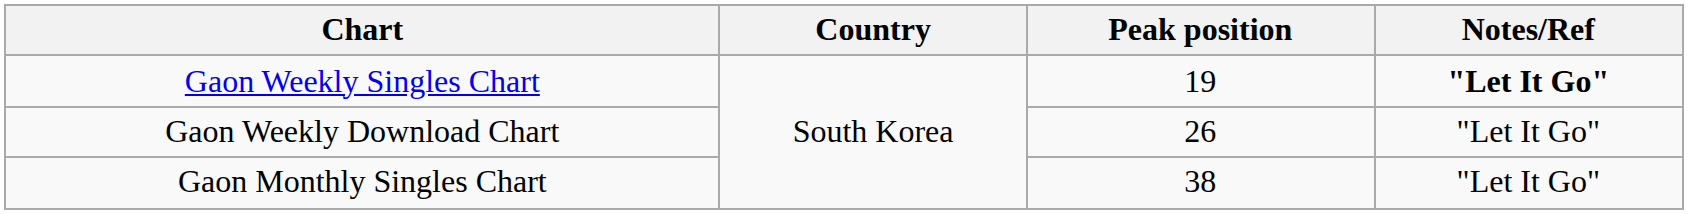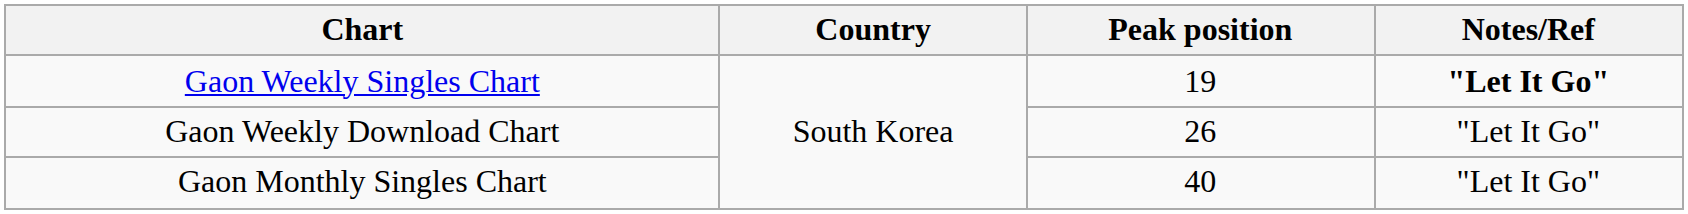(1200, 182) 38 -> (1200, 182) 40
